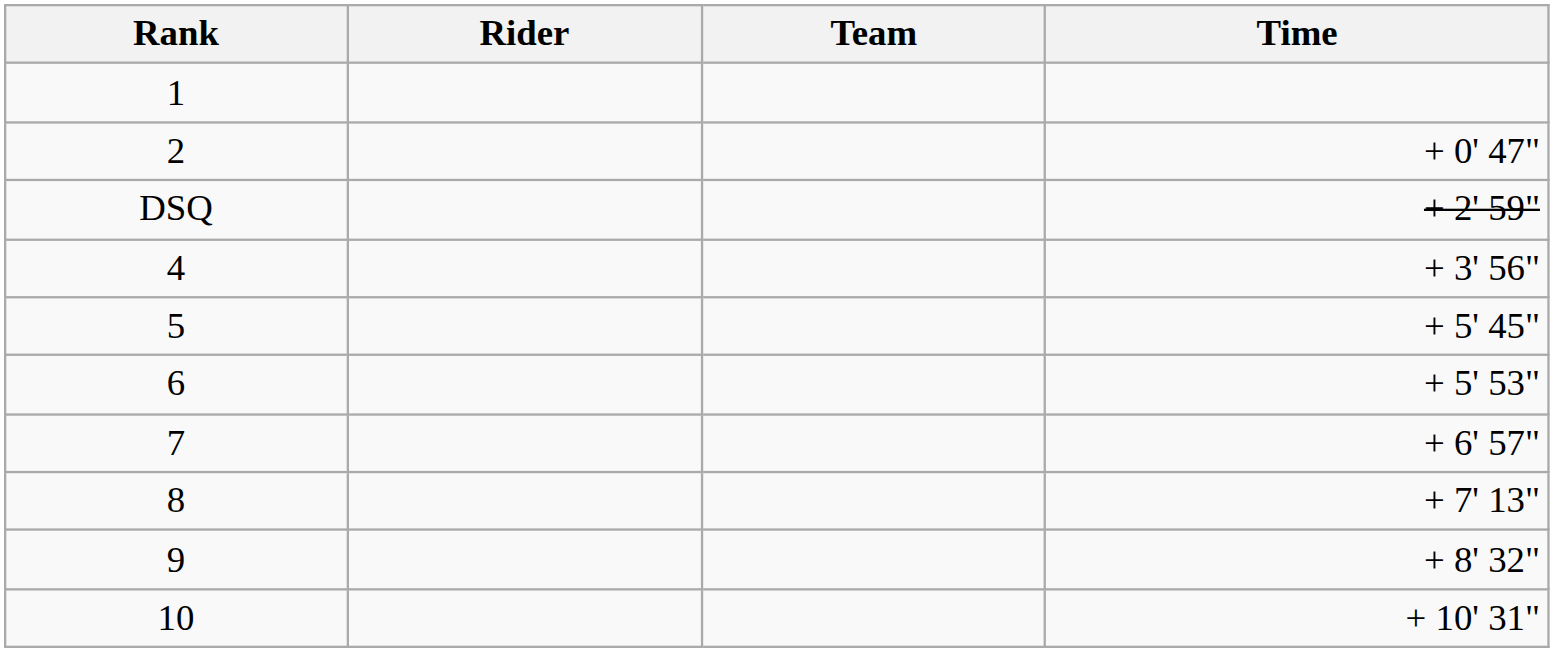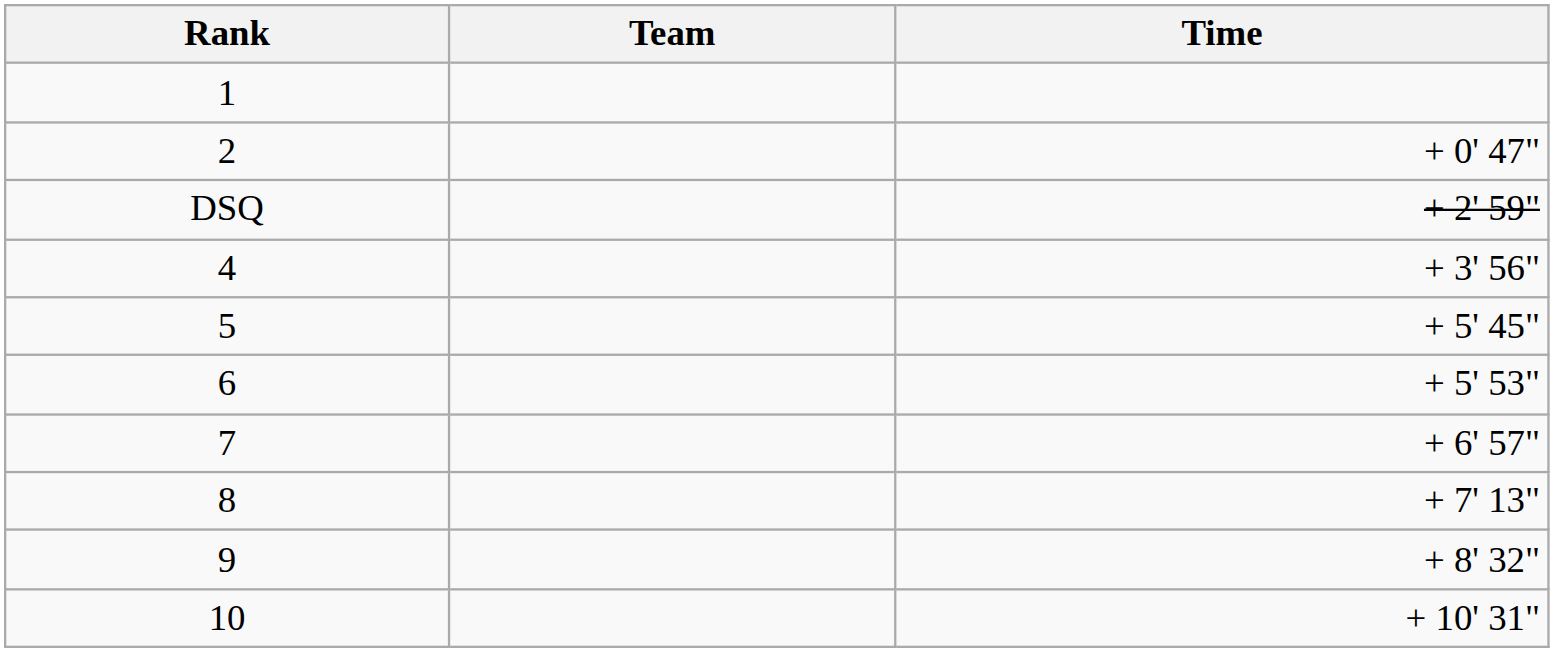- column: (524, 33)
